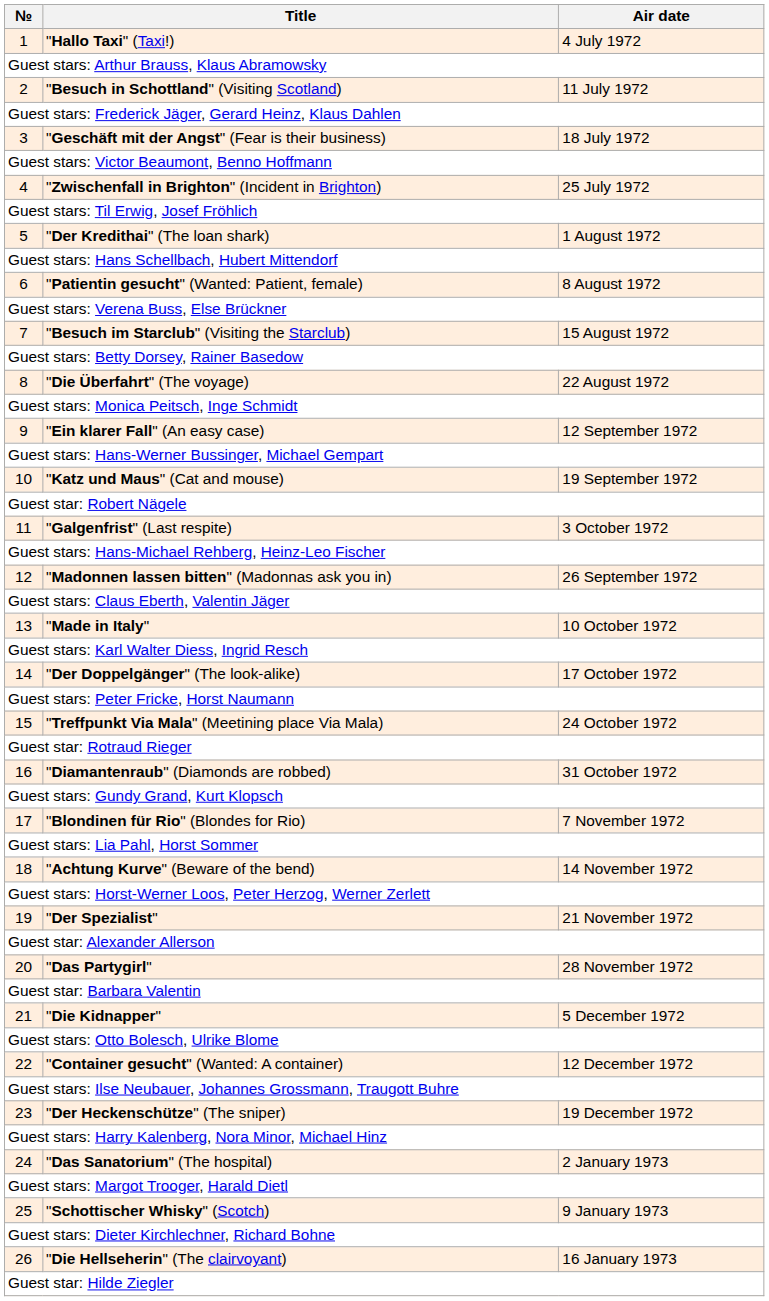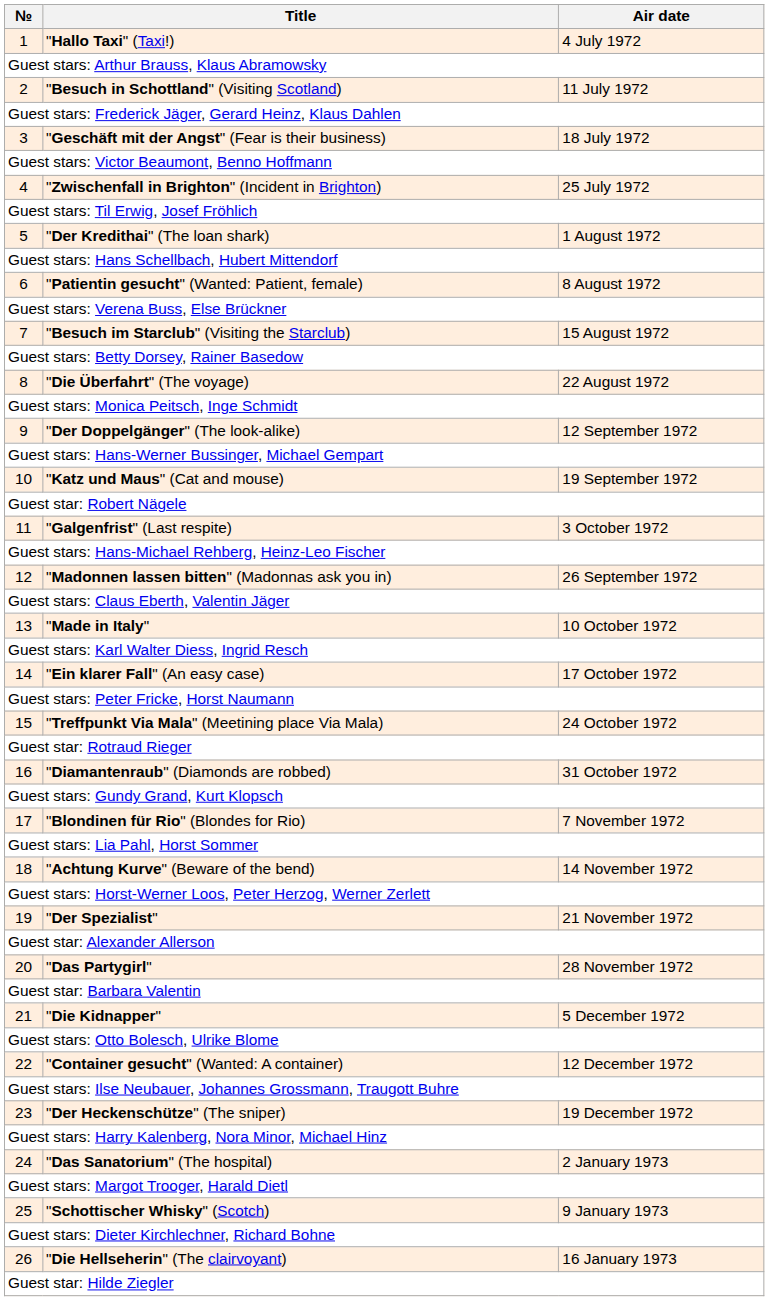(155, 430) "Ein klarer Fall" (An easy case) -> (173, 430) "Der Doppelgänger" (The look-alike)
(173, 674) "Der Doppelgänger" (The look-alike) -> (155, 674) "Ein klarer Fall" (An easy case)
